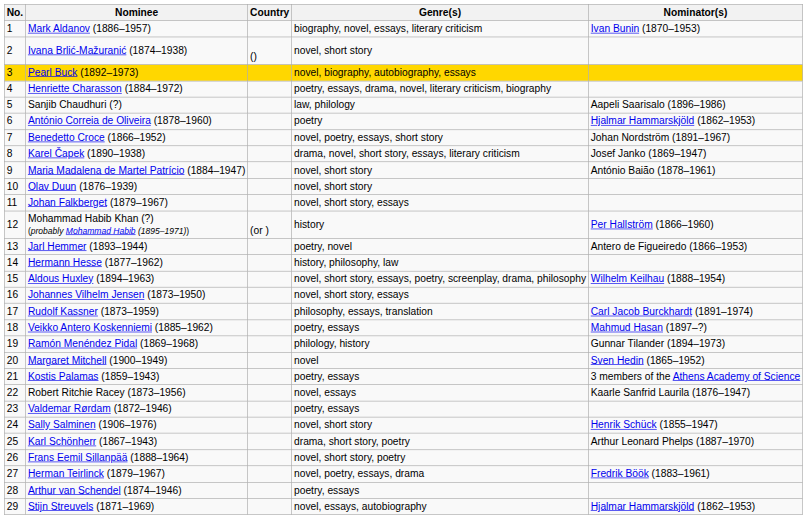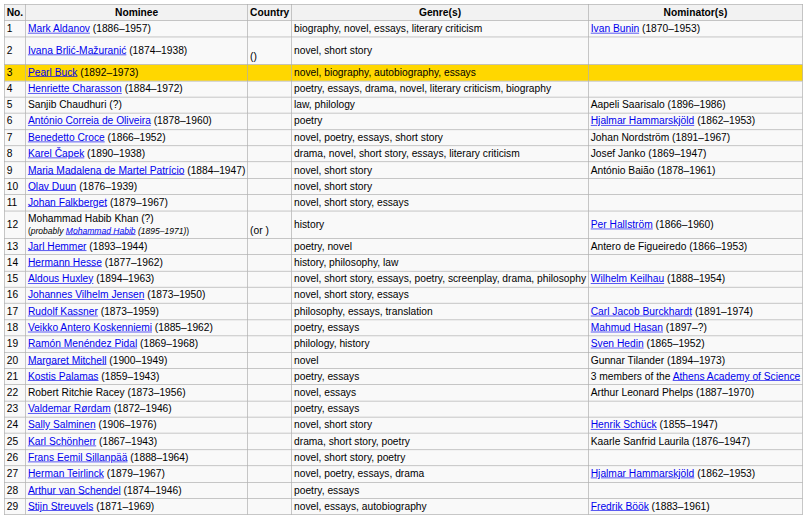(658, 344) Gunnar Tilander (1894–1973) -> (648, 344) Sven Hedin (1865–1952)
(648, 360) Sven Hedin (1865–1952) -> (658, 360) Gunnar Tilander (1894–1973)
(670, 392) Kaarle Sanfrid Laurila (1876–1947) -> (672, 392) Arthur Leonard Phelps (1887–1970)
(672, 441) Arthur Leonard Phelps (1887–1970) -> (670, 441) Kaarle Sanfrid Laurila (1876–1947)
(650, 474) Fredrik Böök (1883–1961) -> (673, 474) Hjalmar Hammarskjöld (1862–1953)
(673, 506) Hjalmar Hammarskjöld (1862–1953) -> (650, 506) Fredrik Böök (1883–1961)
